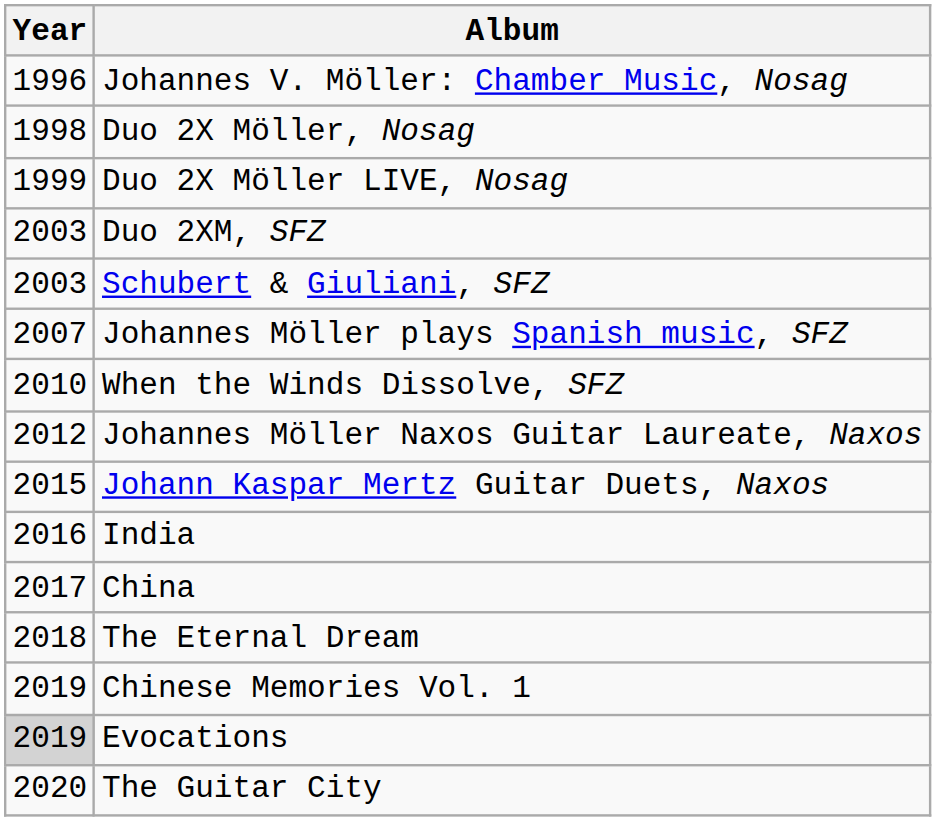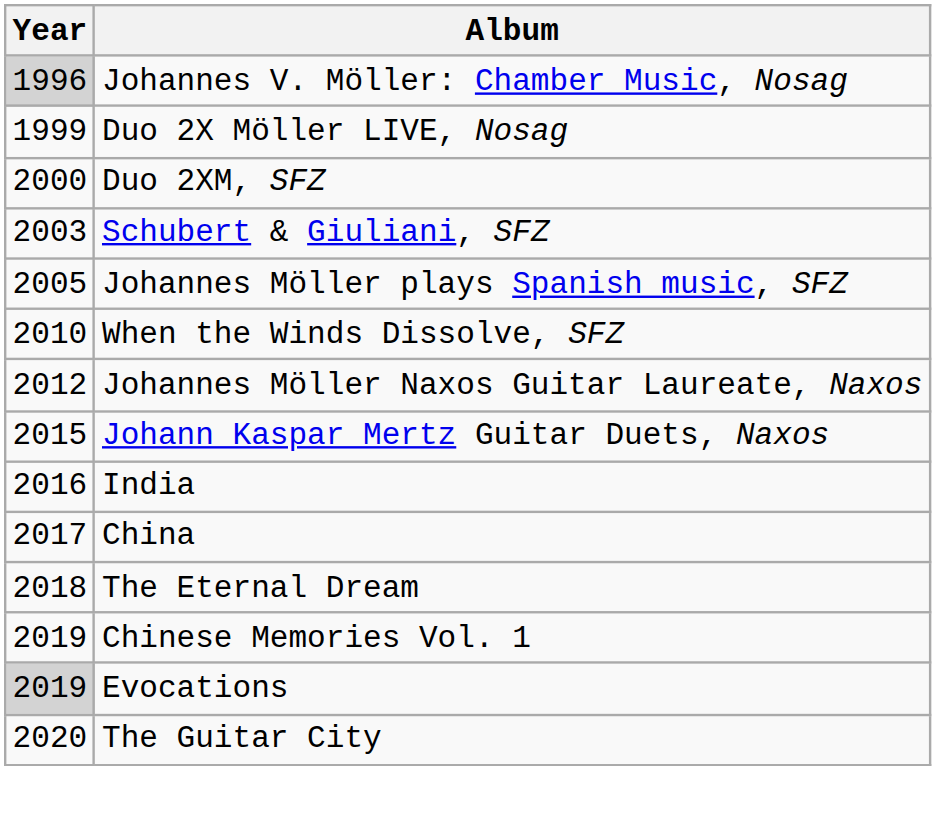(50, 81) no background -> (50, 81) lightgrey background
- row: (288, 132)
(50, 233) 2003 -> (50, 182) 2000
(50, 334) 2007 -> (50, 284) 2005
